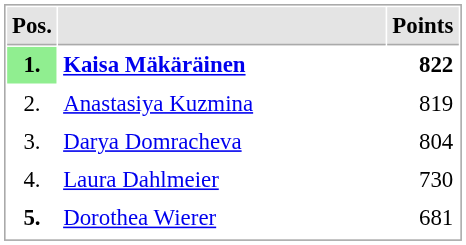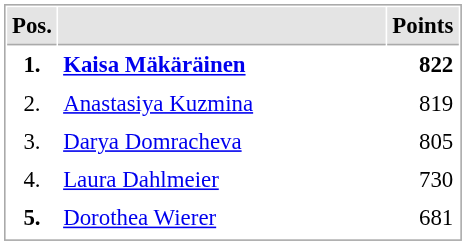(32, 64) lightgreen background -> (32, 64) no background
(436, 141) 804 -> (436, 141) 805
